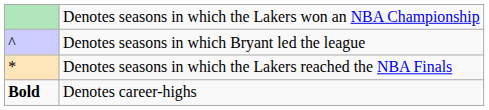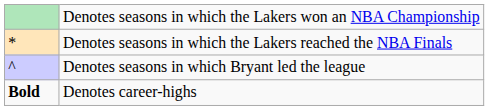rows swapped: (258, 67) <-> (214, 42)
